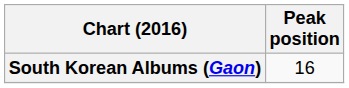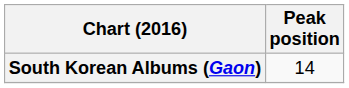(305, 67) 16 -> (305, 67) 14
